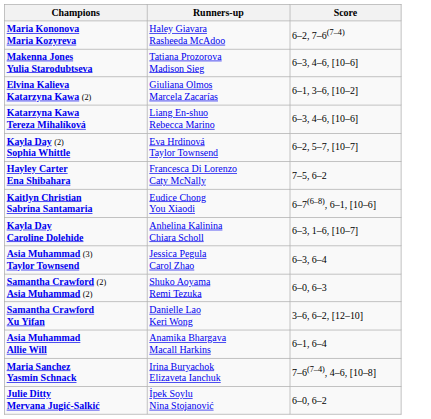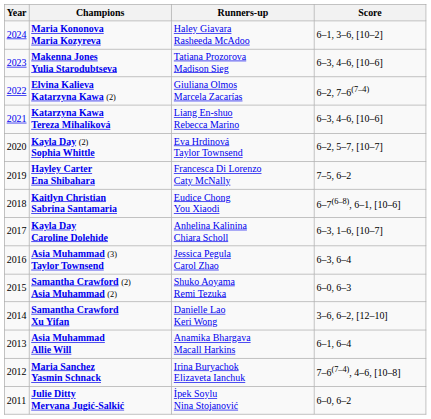+ column: (17, 13)
(318, 35) 6–2, 7–6(7–4) -> (350, 35) 6–1, 3–6, [10–2]
(325, 91) 6–1, 3–6, [10–2] -> (343, 91) 6–2, 7–6(7–4)
